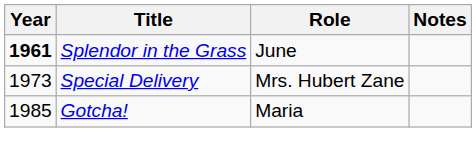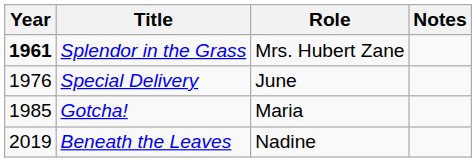(276, 50) June -> (330, 50) Mrs. Hubert Zane
(30, 80) 1973 -> (30, 80) 1976
(330, 80) Mrs. Hubert Zane -> (276, 80) June
+ row: (146, 141)
